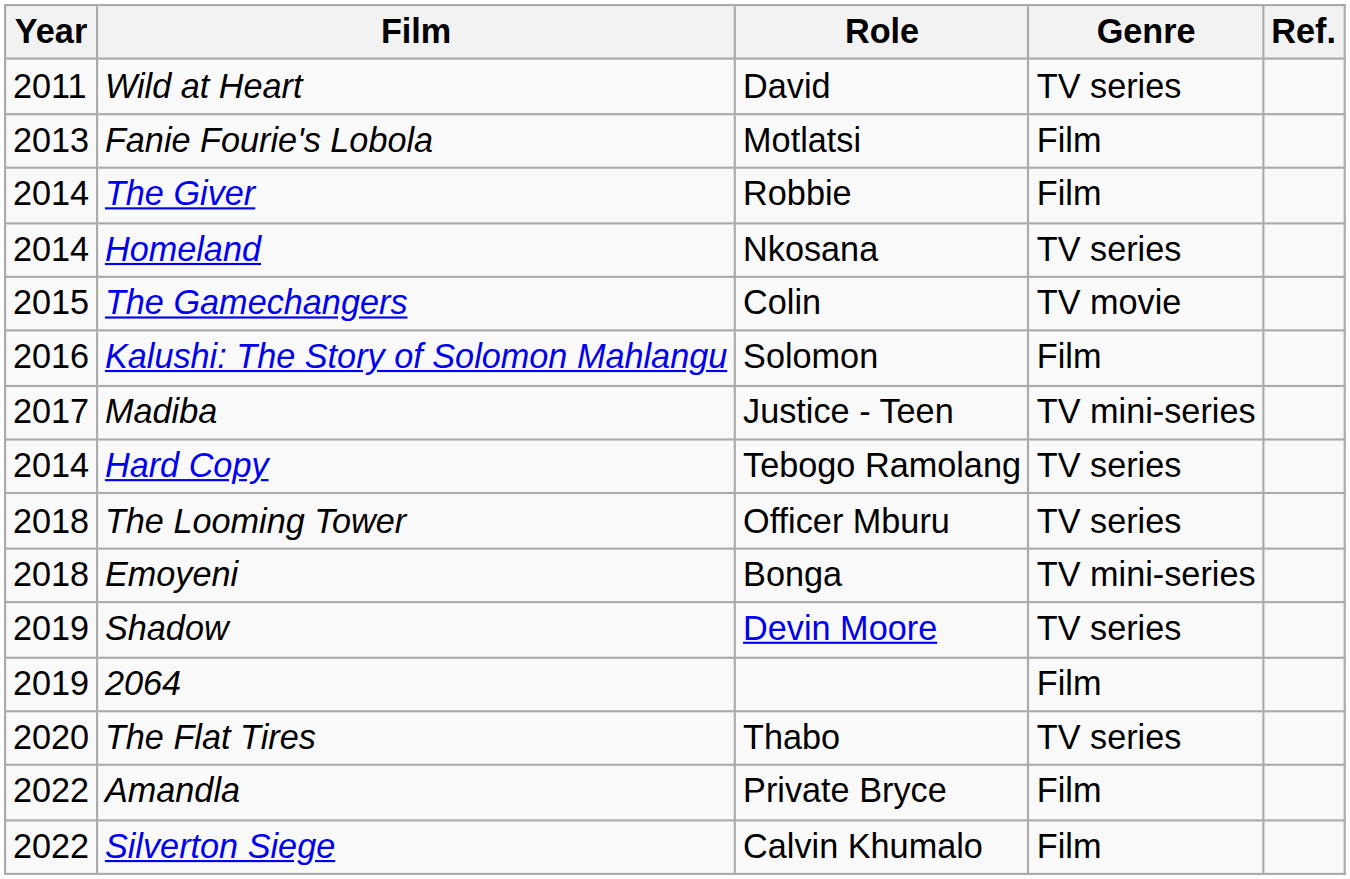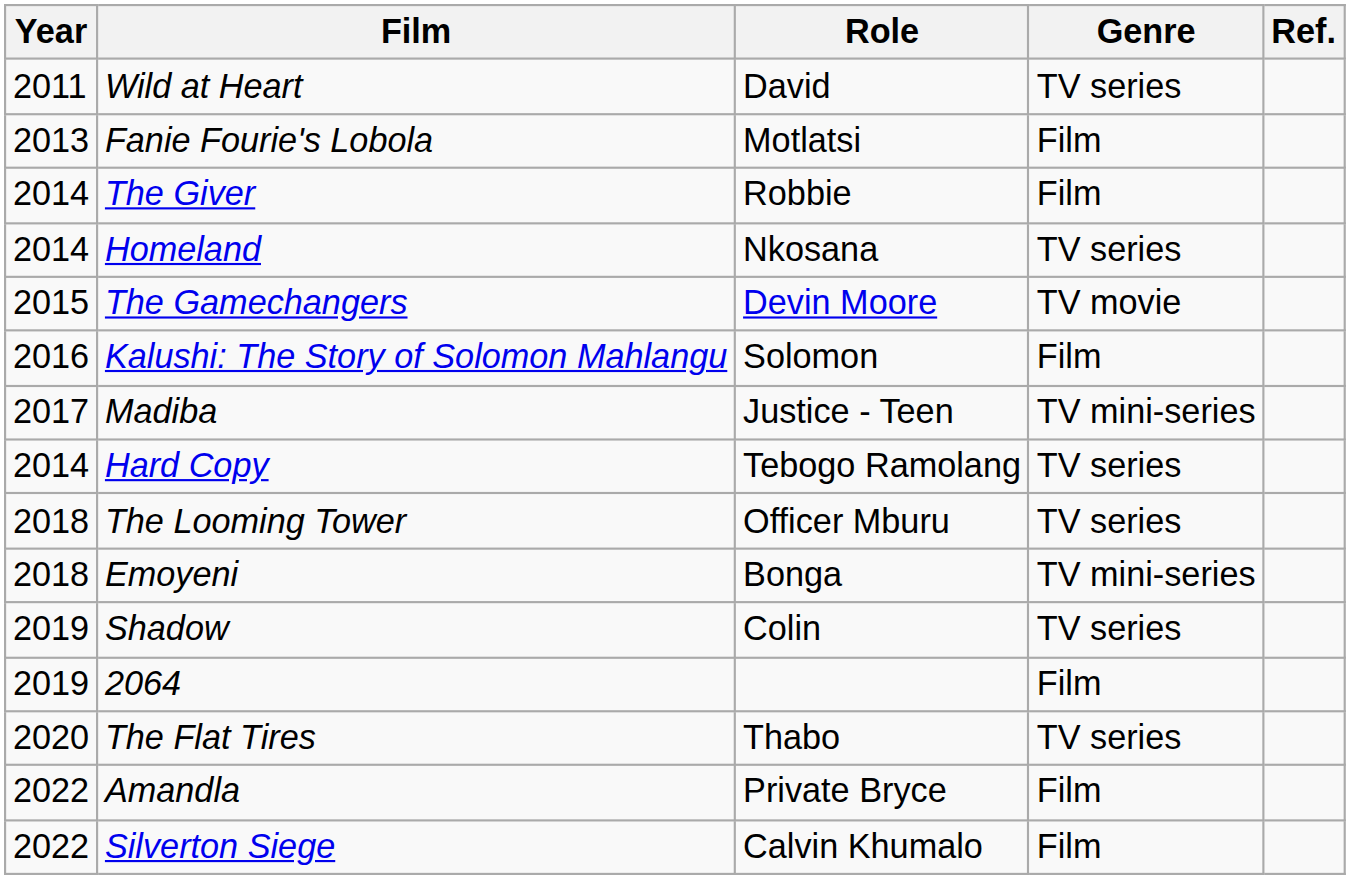(782, 303) Colin -> (840, 303) Devin Moore
(840, 628) Devin Moore -> (782, 628) Colin
